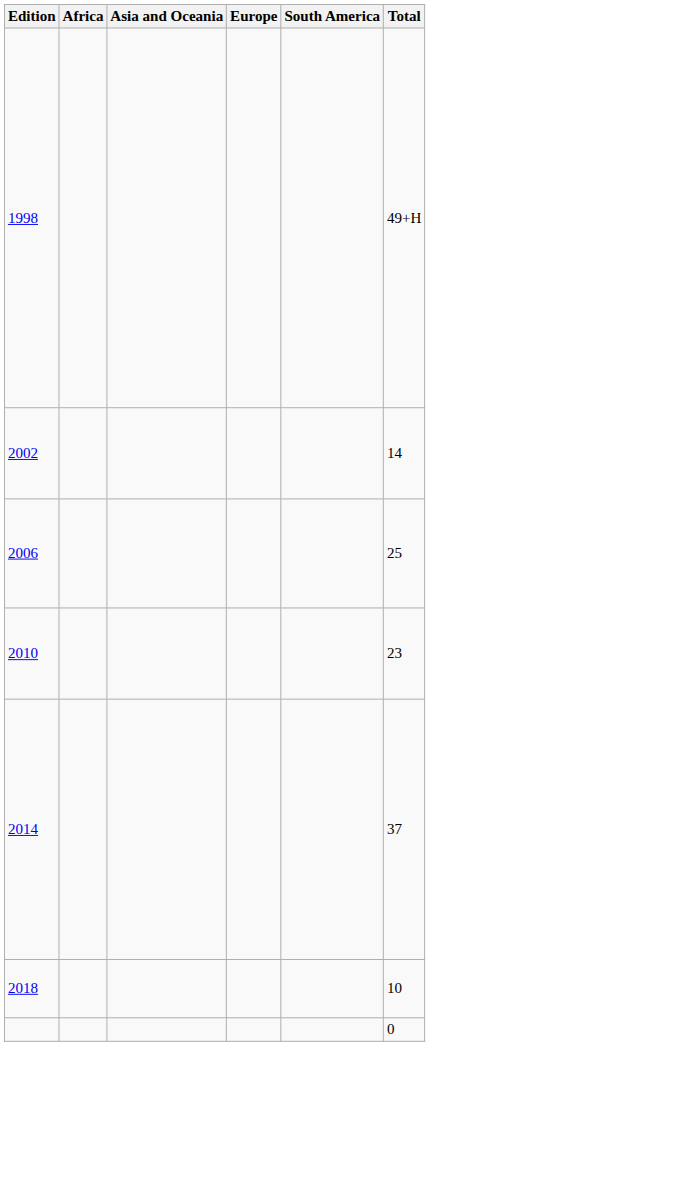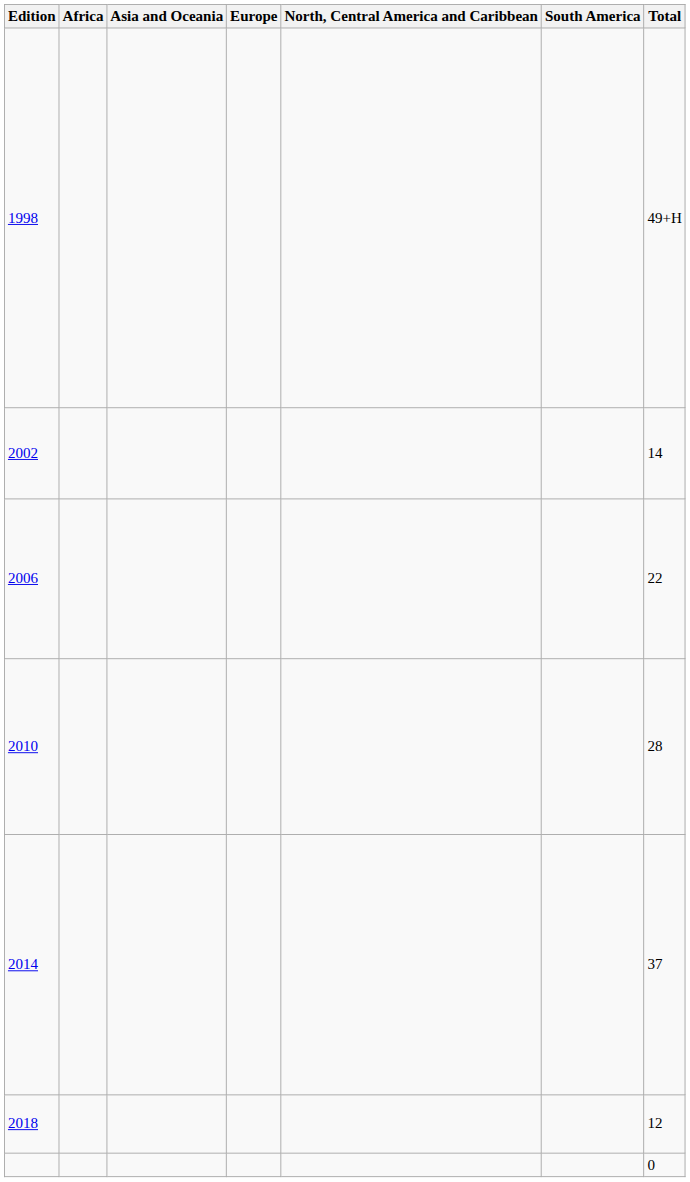+ column: (411, 16)
(395, 553) 25 -> (655, 578) 22
(395, 653) 23 -> (655, 746) 28
(395, 988) 10 -> (655, 1123) 12
